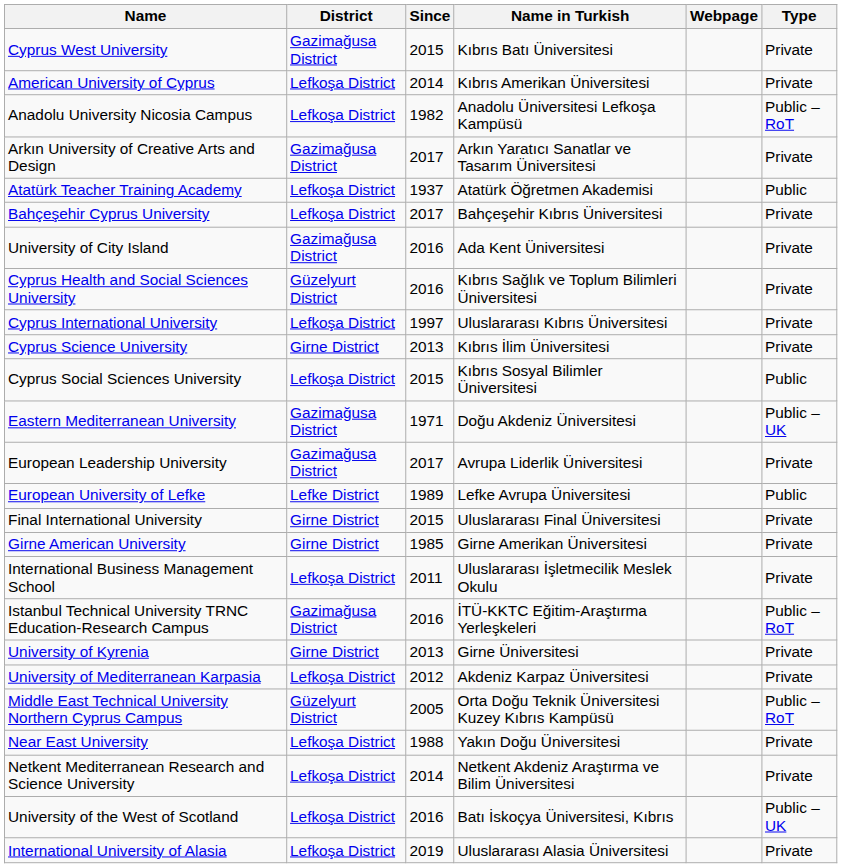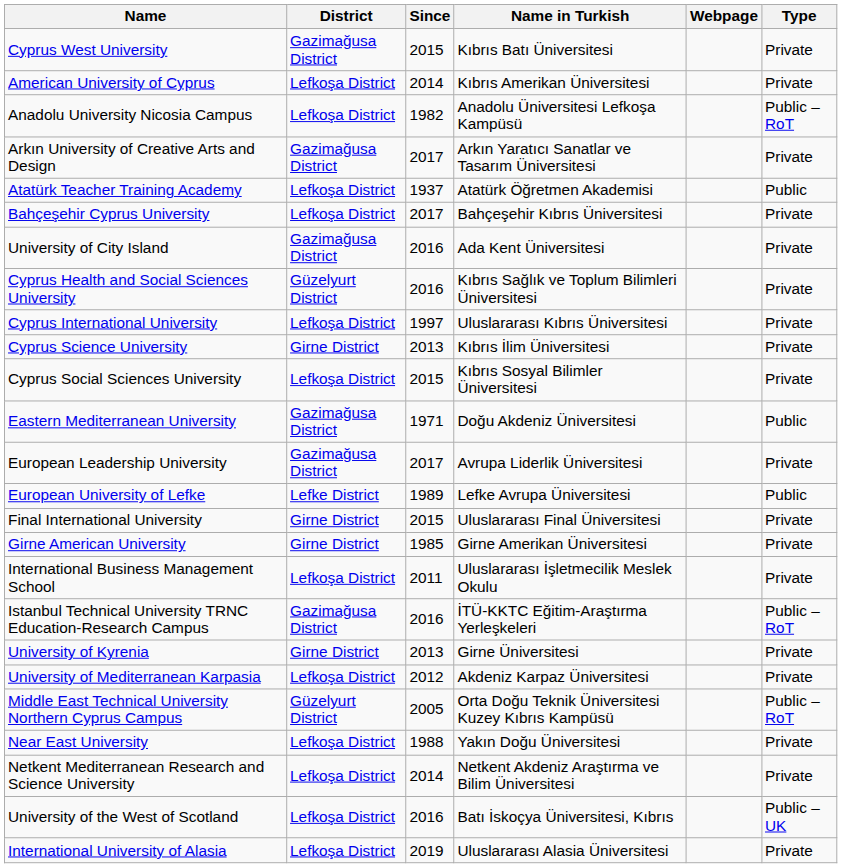(786, 379) Public -> (789, 379) Private
(792, 421) Public – UK -> (786, 421) Public
